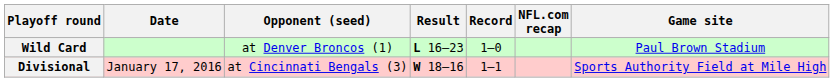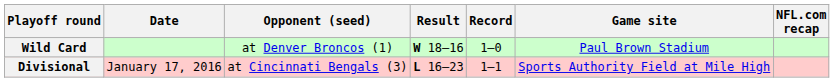columns swapped: (700, 21) <-> (543, 21)
(438, 47) L 16–23 -> (438, 47) W 18–16
(438, 67) W 18–16 -> (438, 67) L 16–23
